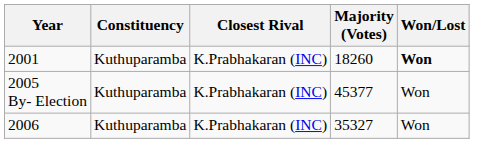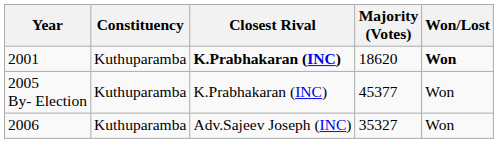(260, 58) normal -> (267, 58) bold
(354, 58) 18260 -> (378, 58) 18620
(260, 125) K.Prabhakaran (INC) -> (272, 125) Adv.Sajeev Joseph (INC)
